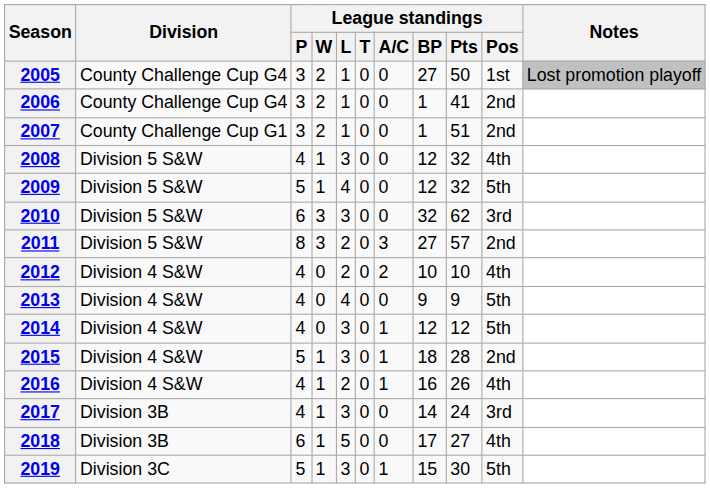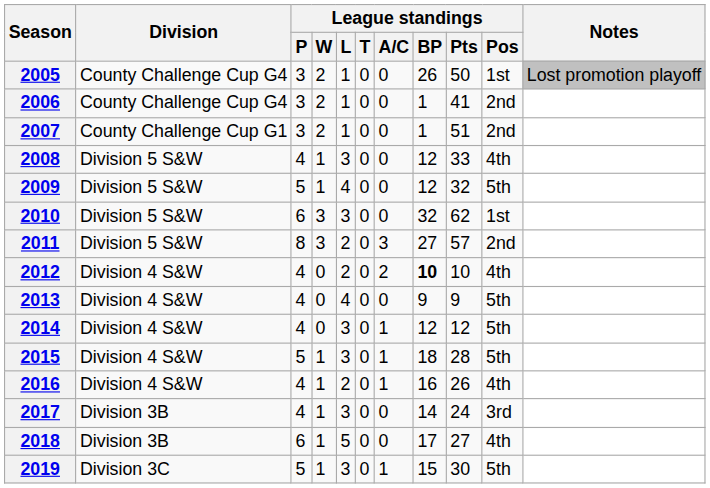(427, 74) 27 -> (427, 74) 26
(460, 159) 32 -> (460, 159) 33
(499, 215) 3rd -> (498, 215) 1st
(427, 272) normal -> (427, 272) bold
(501, 356) 2nd -> (498, 356) 5th
